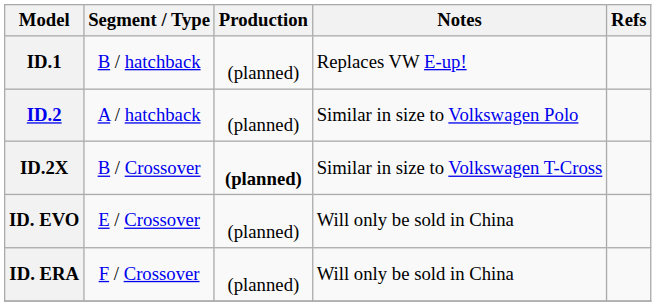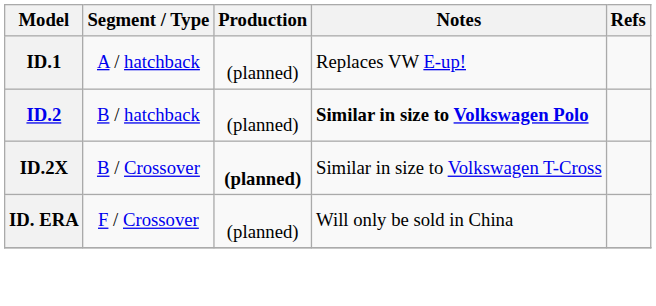(149, 62) B / hatchback -> (148, 62) A / hatchback
(149, 115) A / hatchback -> (148, 115) B / hatchback
(448, 115) normal -> (452, 115) bold
- row: (44, 221)
